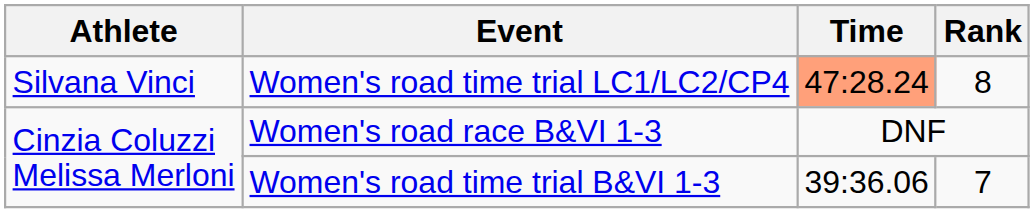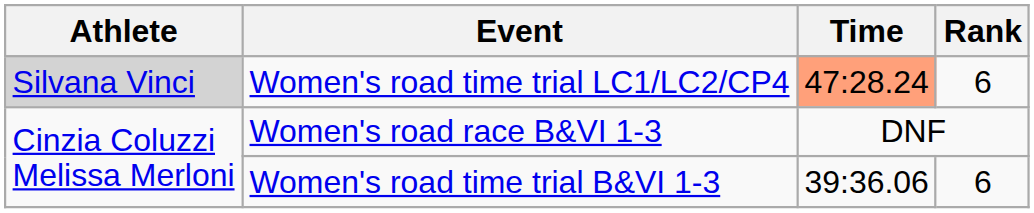(104, 81) no background -> (104, 81) lightgrey background
(983, 81) 8 -> (983, 81) 6
(983, 182) 7 -> (983, 182) 6
